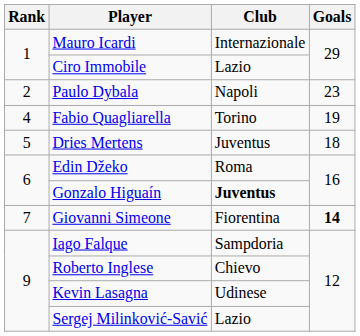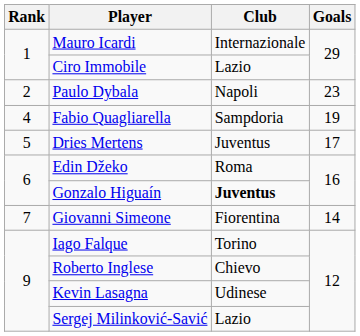(236, 117) Torino -> (249, 117) Sampdoria
(332, 142) 18 -> (332, 142) 17
(332, 218) bold -> (332, 218) normal
(249, 243) Sampdoria -> (236, 243) Torino
